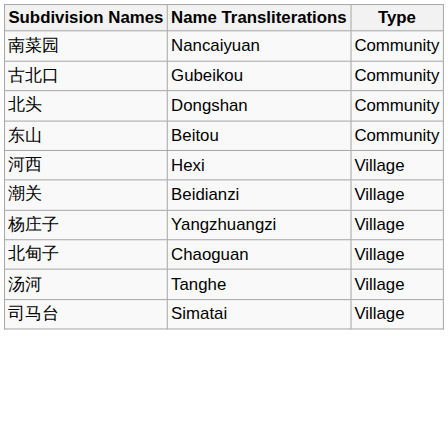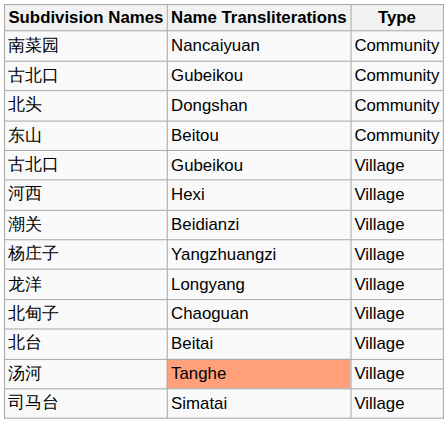+ row: (34, 164)
+ row: (25, 283)
+ row: (25, 343)
(199, 284) no background -> (199, 373) lightsalmon background
